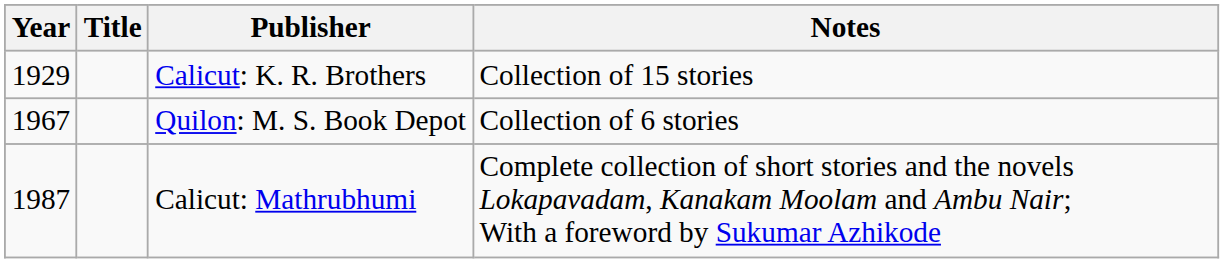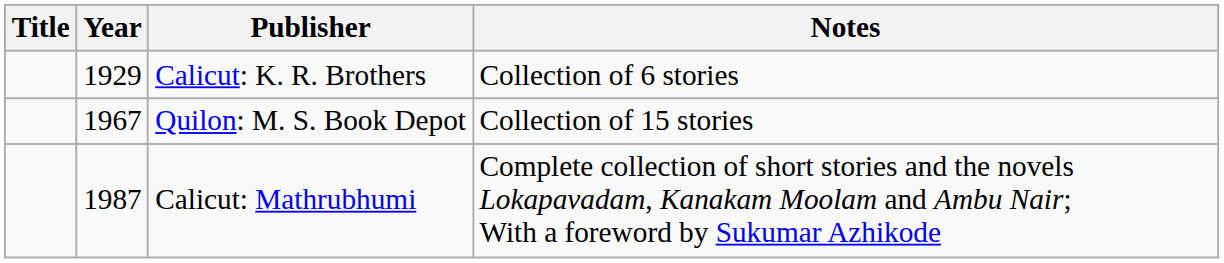columns swapped: (41, 27) <-> (113, 27)
(616, 74) Collection of 15 stories -> (609, 74) Collection of 6 stories
(609, 120) Collection of 6 stories -> (616, 120) Collection of 15 stories
